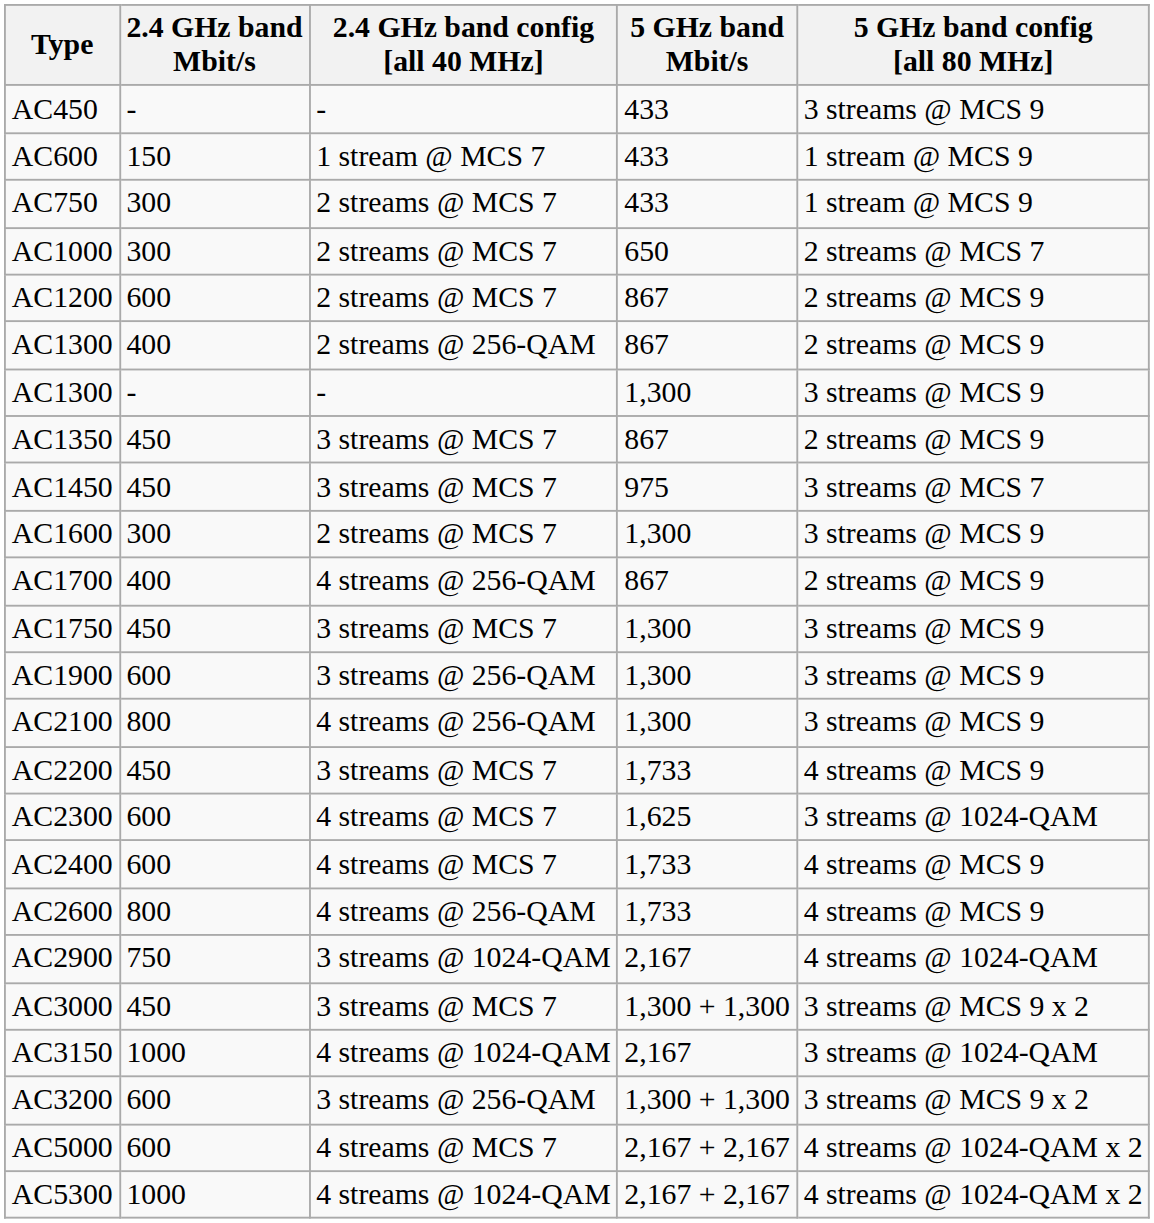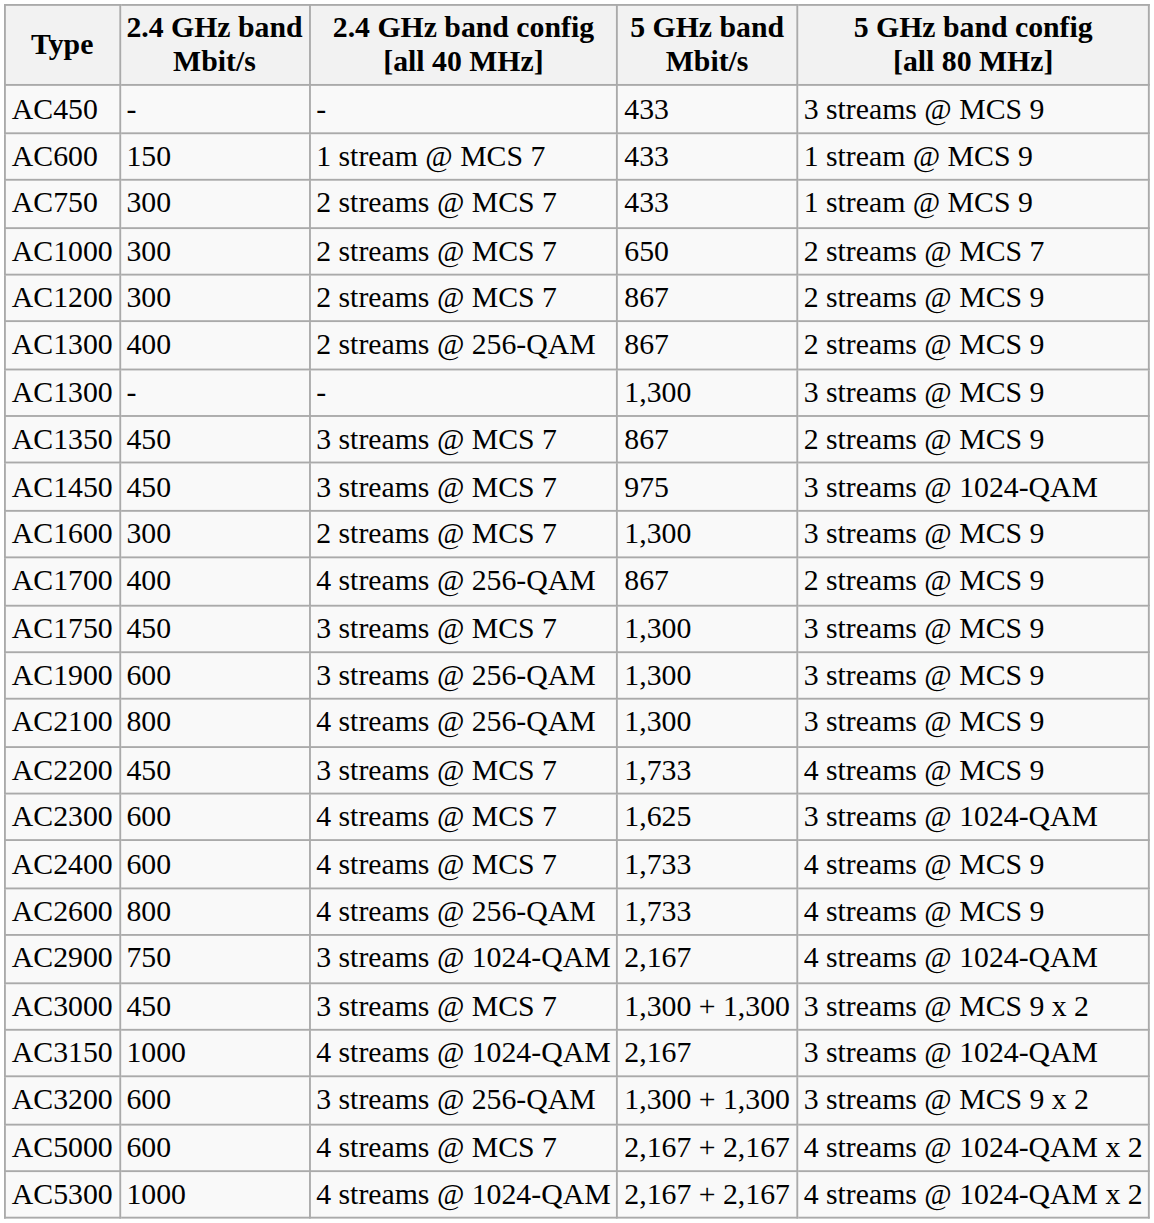(149, 297) 600 -> (149, 297) 300
(924, 486) 3 streams @ MCS 7 -> (951, 486) 3 streams @ 1024-QAM
